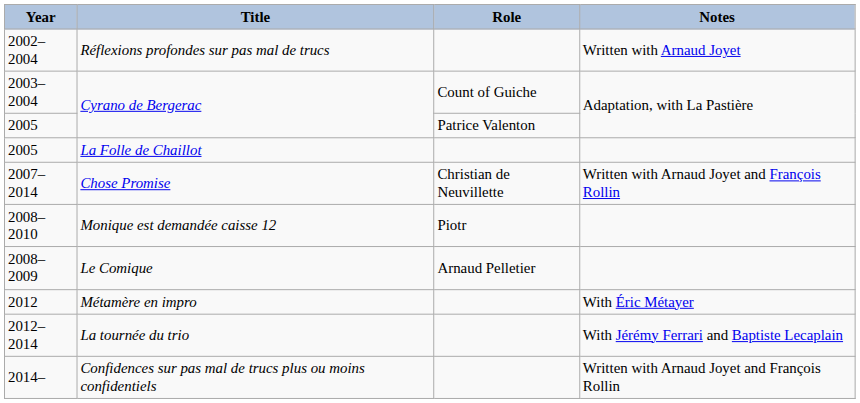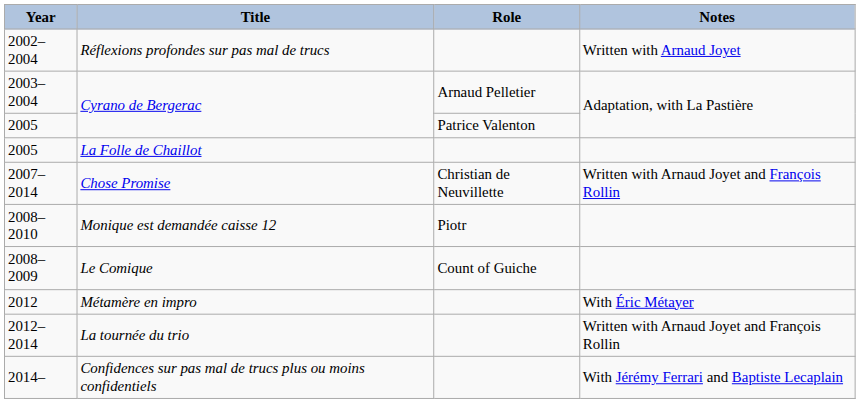(487, 92) Count of Guiche -> (486, 92) Arnaud Pelletier
(486, 268) Arnaud Pelletier -> (487, 268) Count of Guiche
(713, 335) With Jérémy Ferrari and Baptiste Lecaplain -> (702, 335) Written with Arnaud Joyet and François Rollin
(702, 377) Written with Arnaud Joyet and François Rollin -> (713, 377) With Jérémy Ferrari and Baptiste Lecaplain
